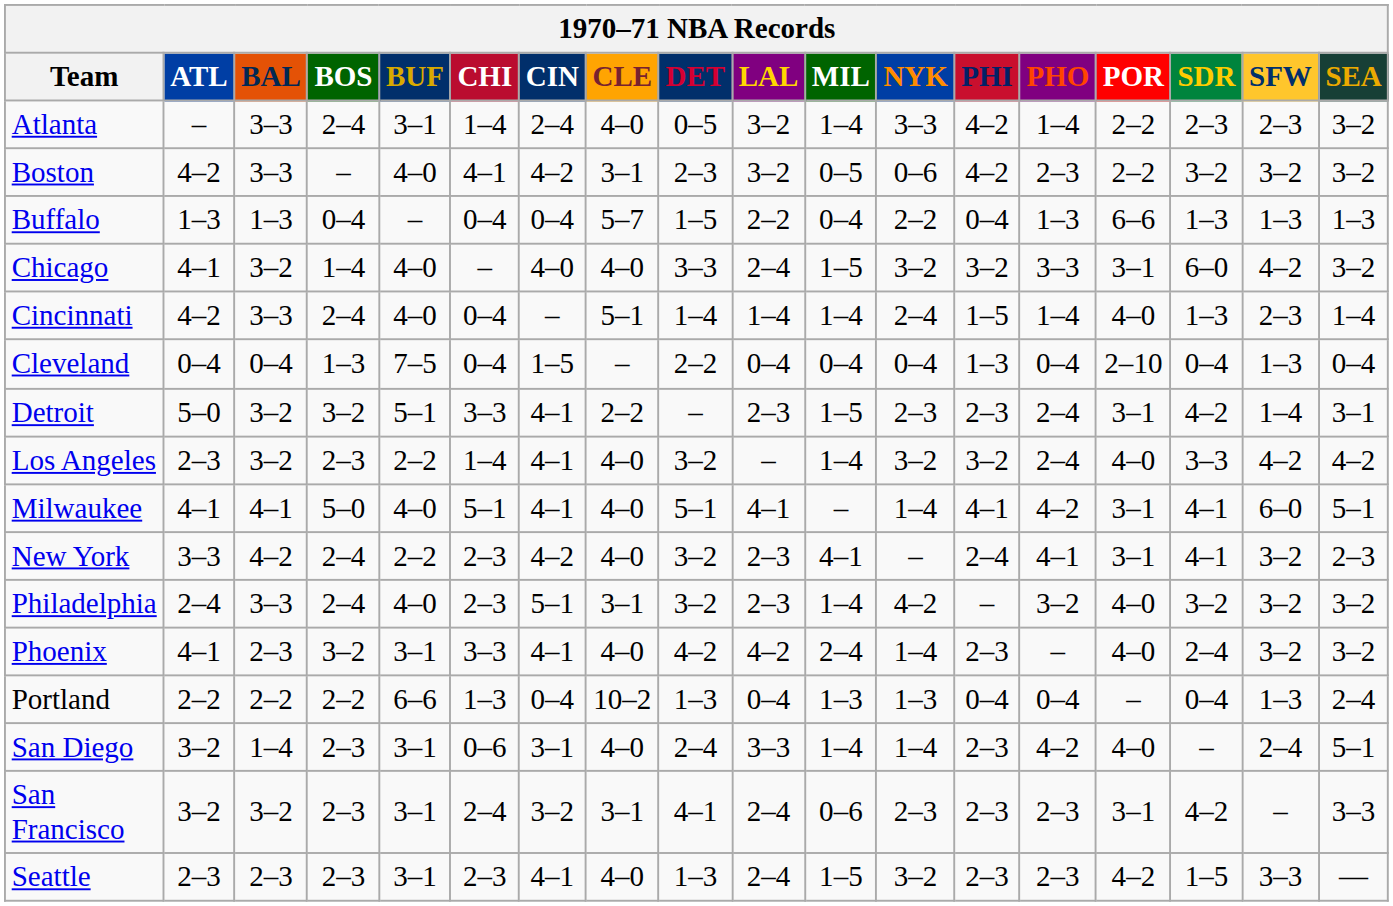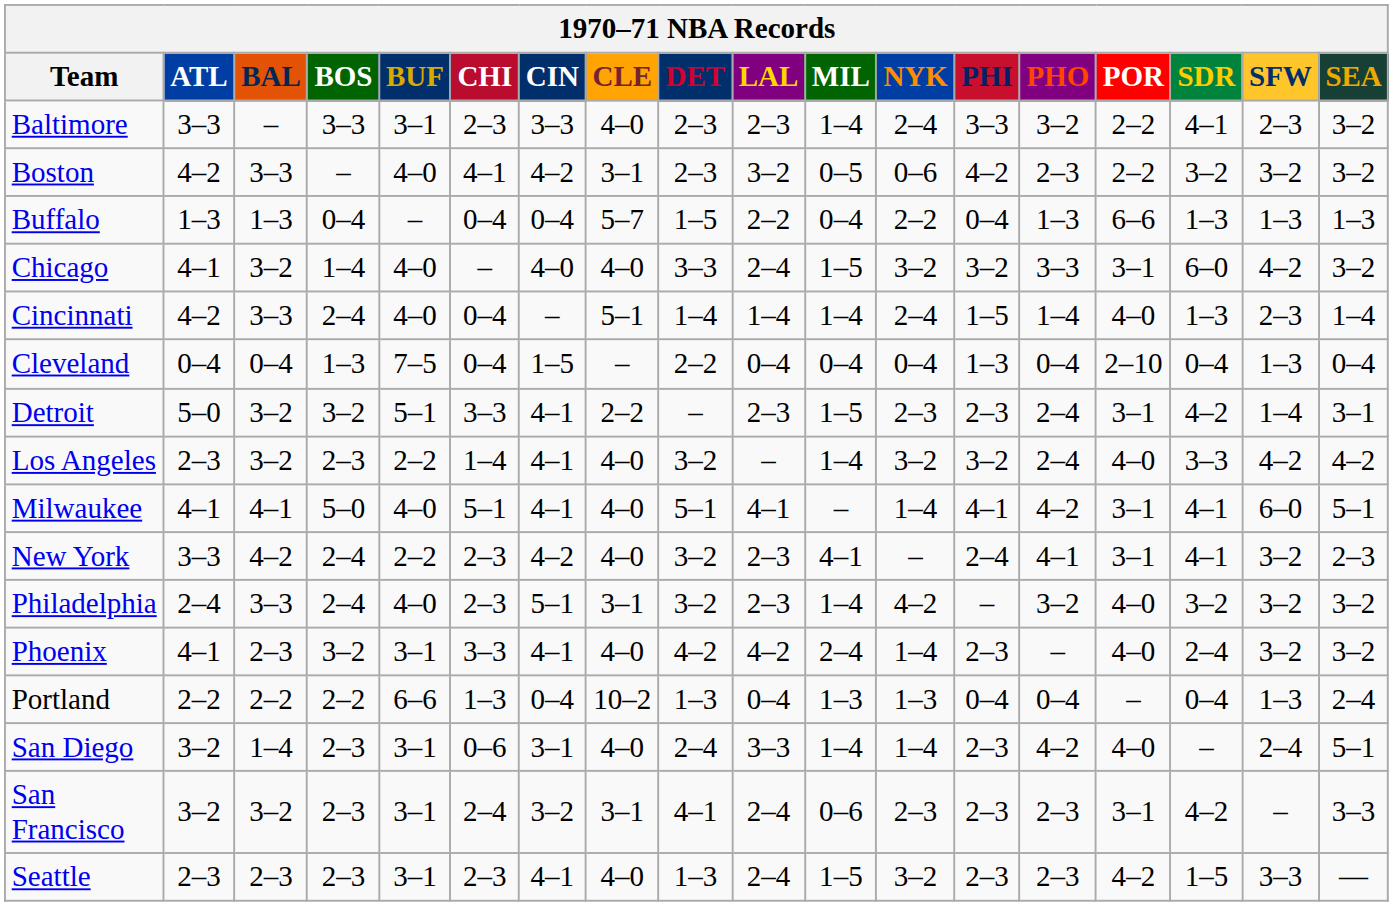- row: (54, 124)
+ row: (70, 124)
